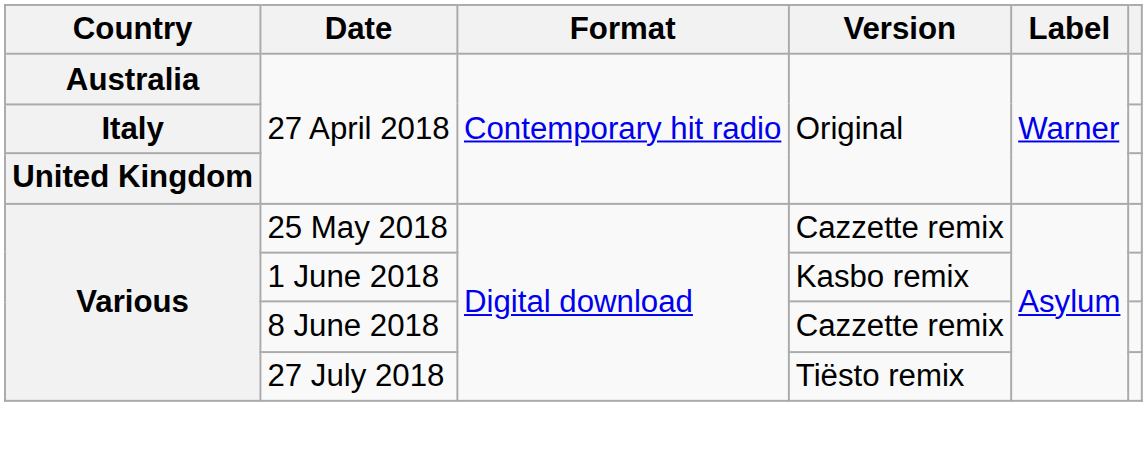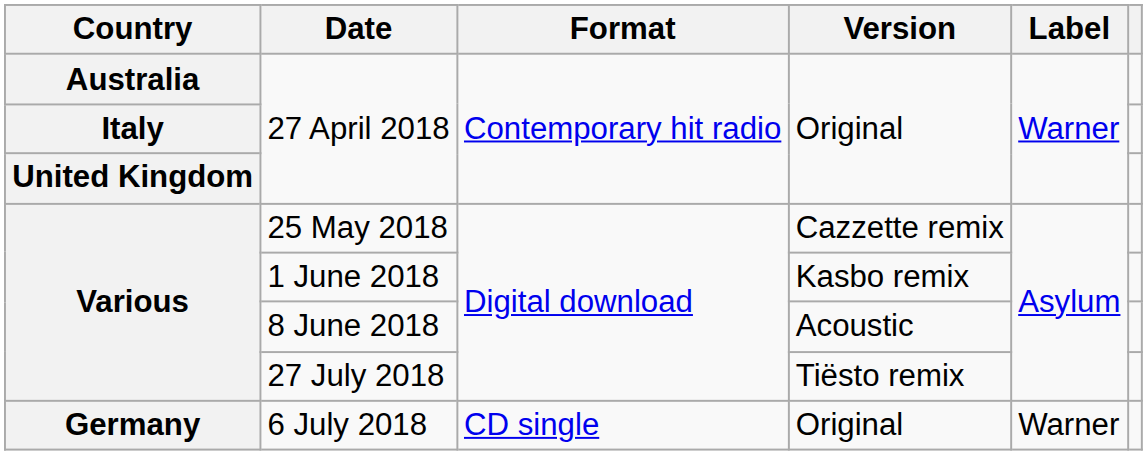(900, 326) Cazzette remix -> (855, 326) Acoustic
+ row: (133, 425)
